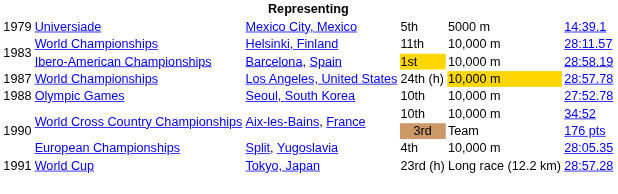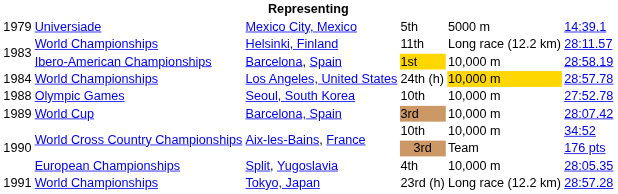(474, 44) 10,000 m -> (504, 44) Long race (12.2 km)
(17, 79) 1987 -> (17, 79) 1984
+ row: (294, 113)
(64, 166) World Cup -> (96, 183) World Championships
